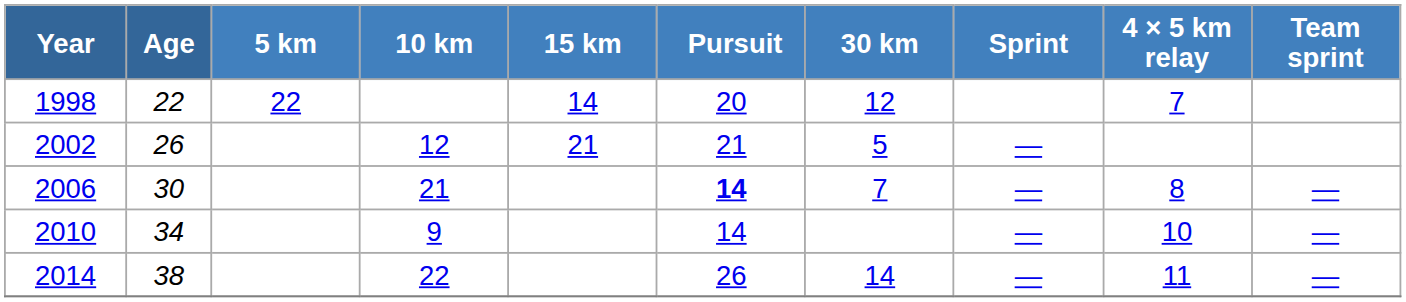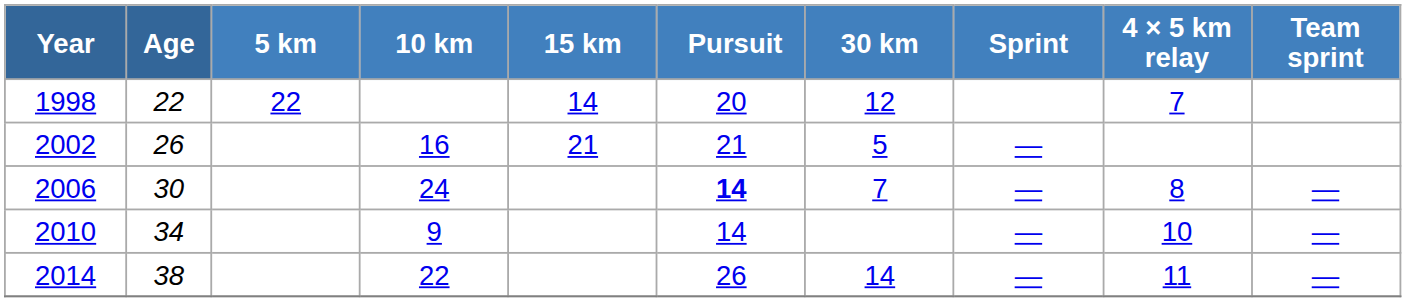(434, 145) 12 -> (434, 145) 16
(434, 188) 21 -> (434, 188) 24
